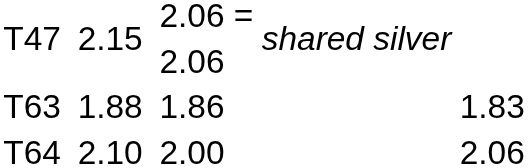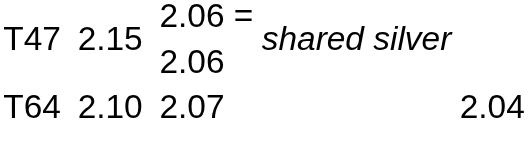- row: (32, 107)
(192, 153) 2.00 -> (192, 107) 2.07
(492, 153) 2.06 -> (492, 107) 2.04
